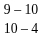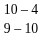rows swapped: (21, 9) <-> (21, 28)
